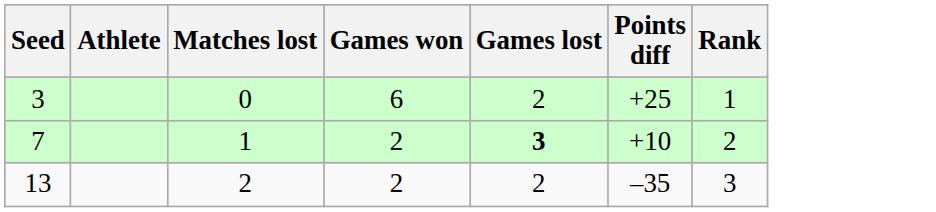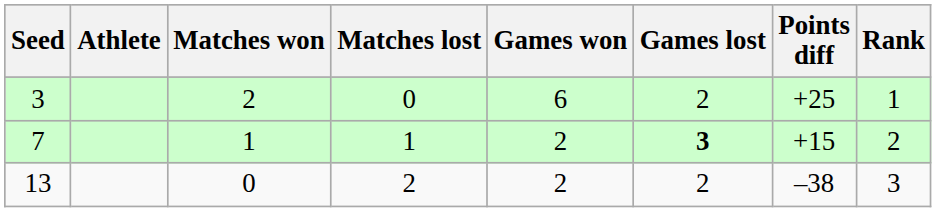+ column: (249, 40)
(650, 141) +10 -> (814, 141) +15
(650, 183) –35 -> (814, 183) –38
